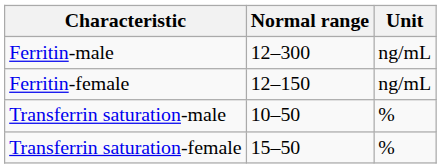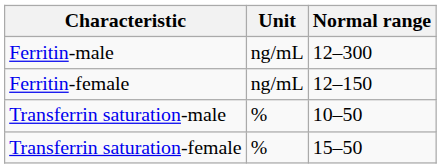columns swapped: (310, 21) <-> (405, 21)
